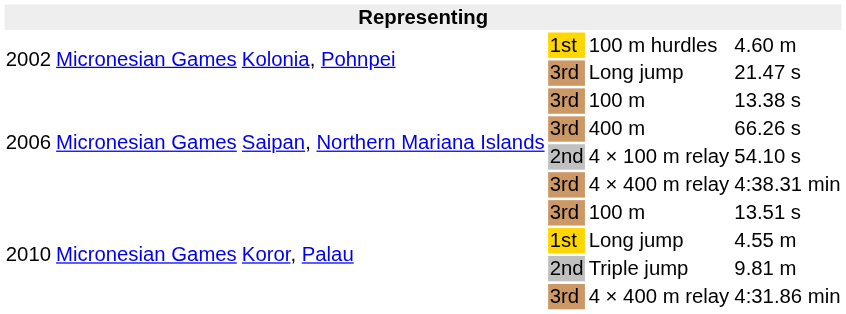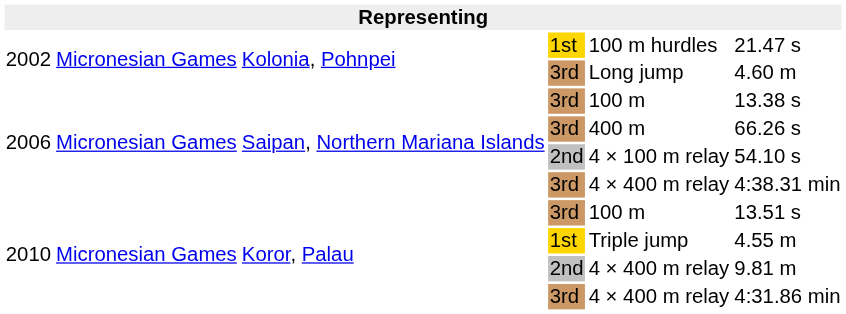(765, 45) 4.60 m -> (768, 45) 21.47 s
(768, 72) 21.47 s -> (765, 72) 4.60 m
(636, 240) Long jump -> (639, 240) Triple jump
(639, 268) Triple jump -> (659, 268) 4 × 400 m relay
